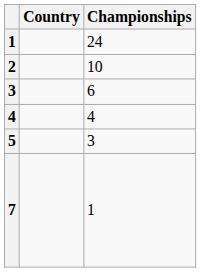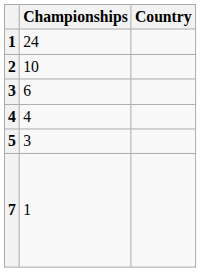columns swapped: (51, 16) <-> (139, 16)
